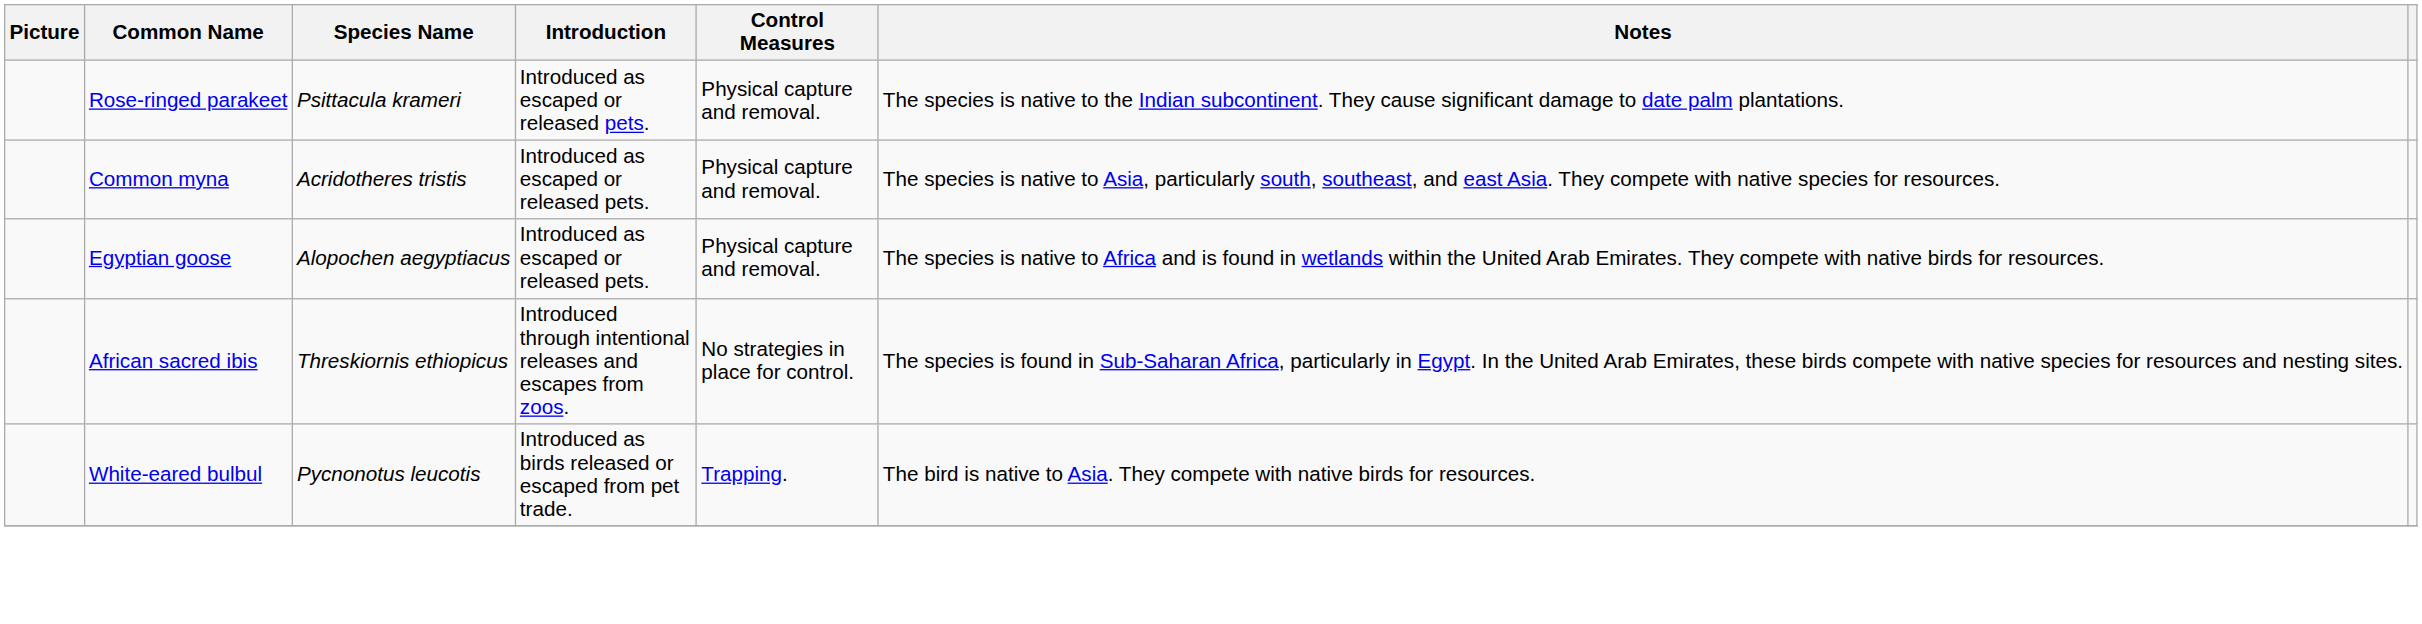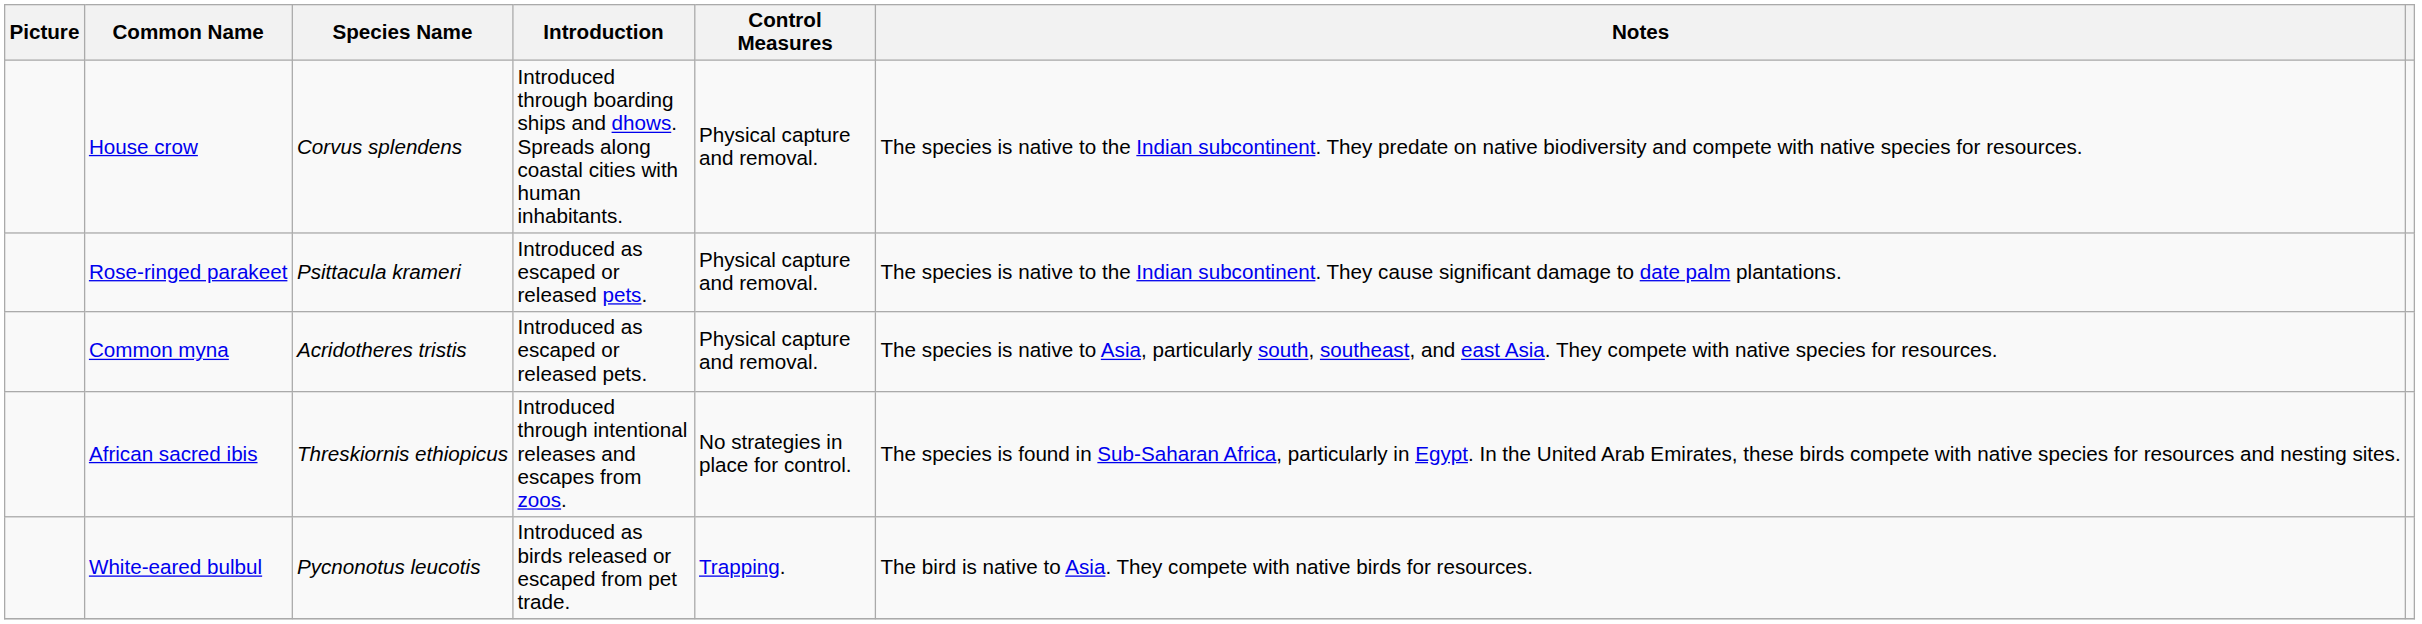+ row: (143, 146)
- row: (160, 258)
